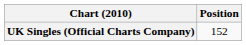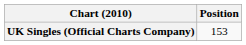(219, 31) 152 -> (219, 31) 153
